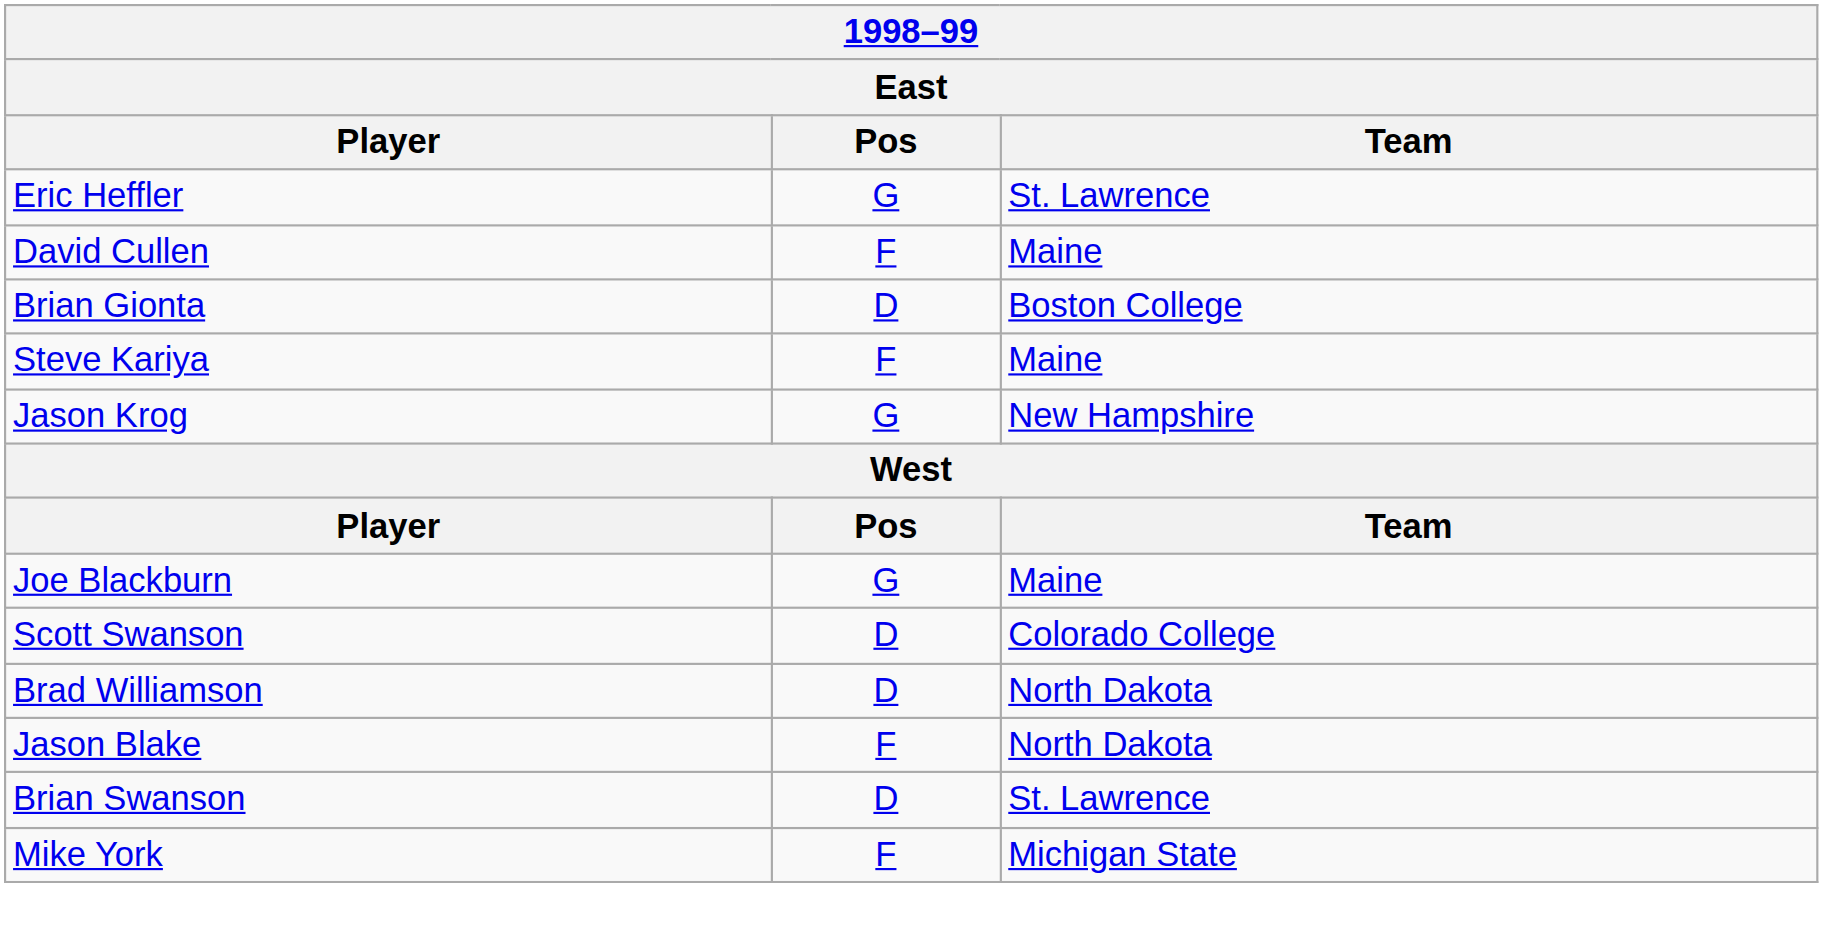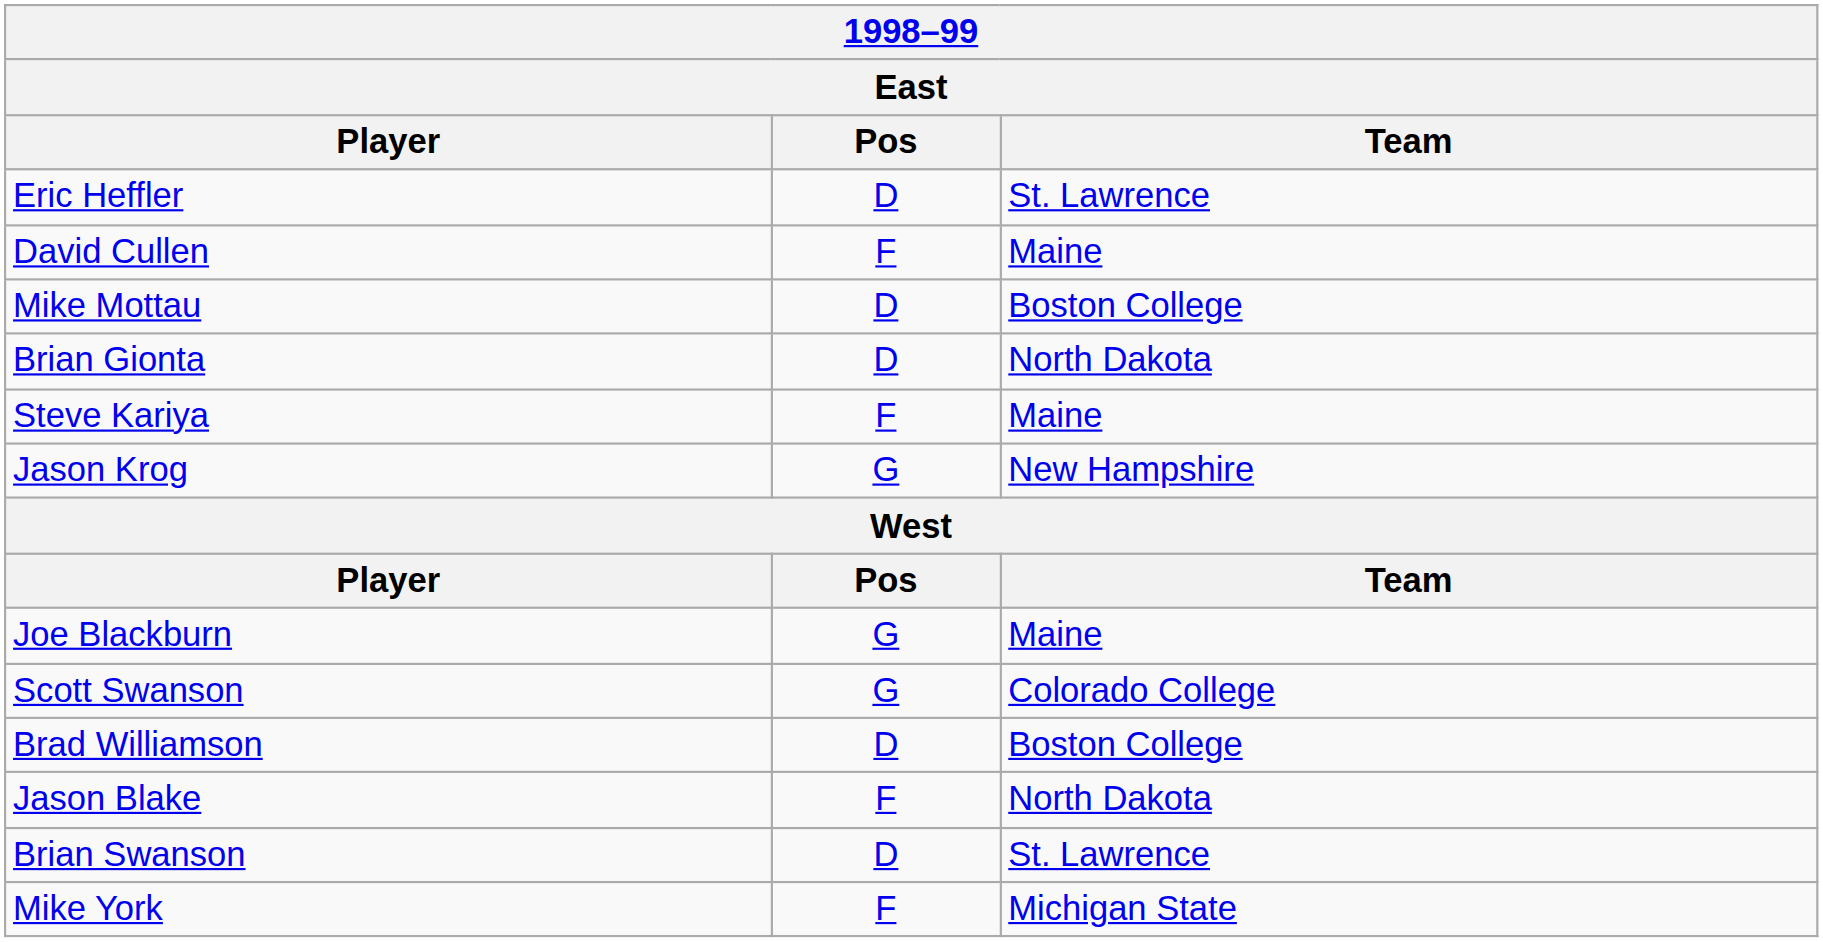(886, 196) G -> (886, 196) D
+ row: (107, 305)
(1125, 305) Boston College -> (1110, 360) North Dakota
(886, 634) D -> (886, 689) G
(1110, 689) North Dakota -> (1125, 744) Boston College
